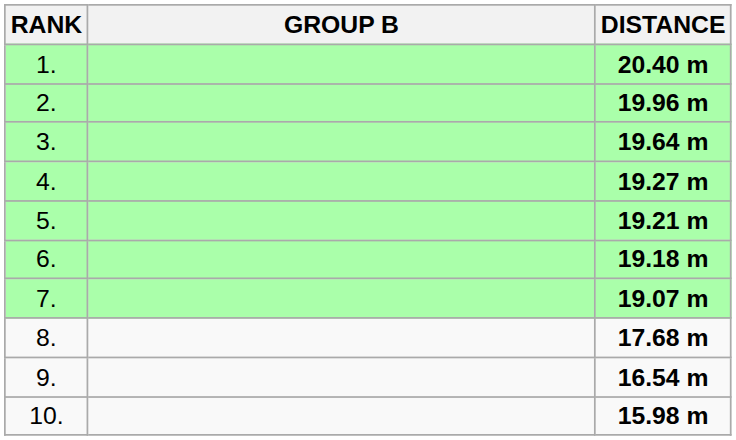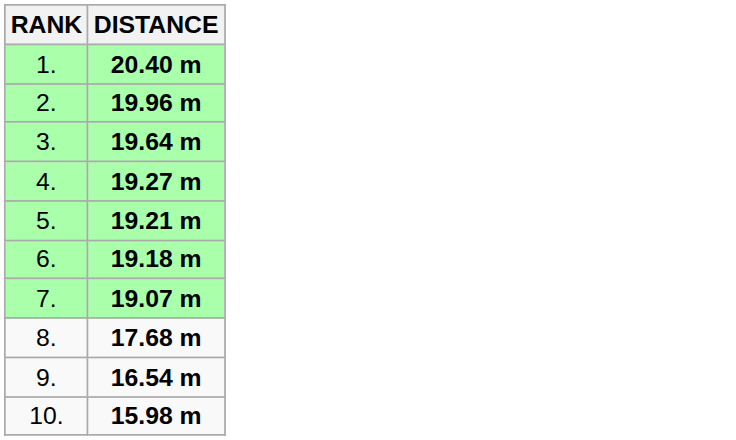- column: (341, 25)
